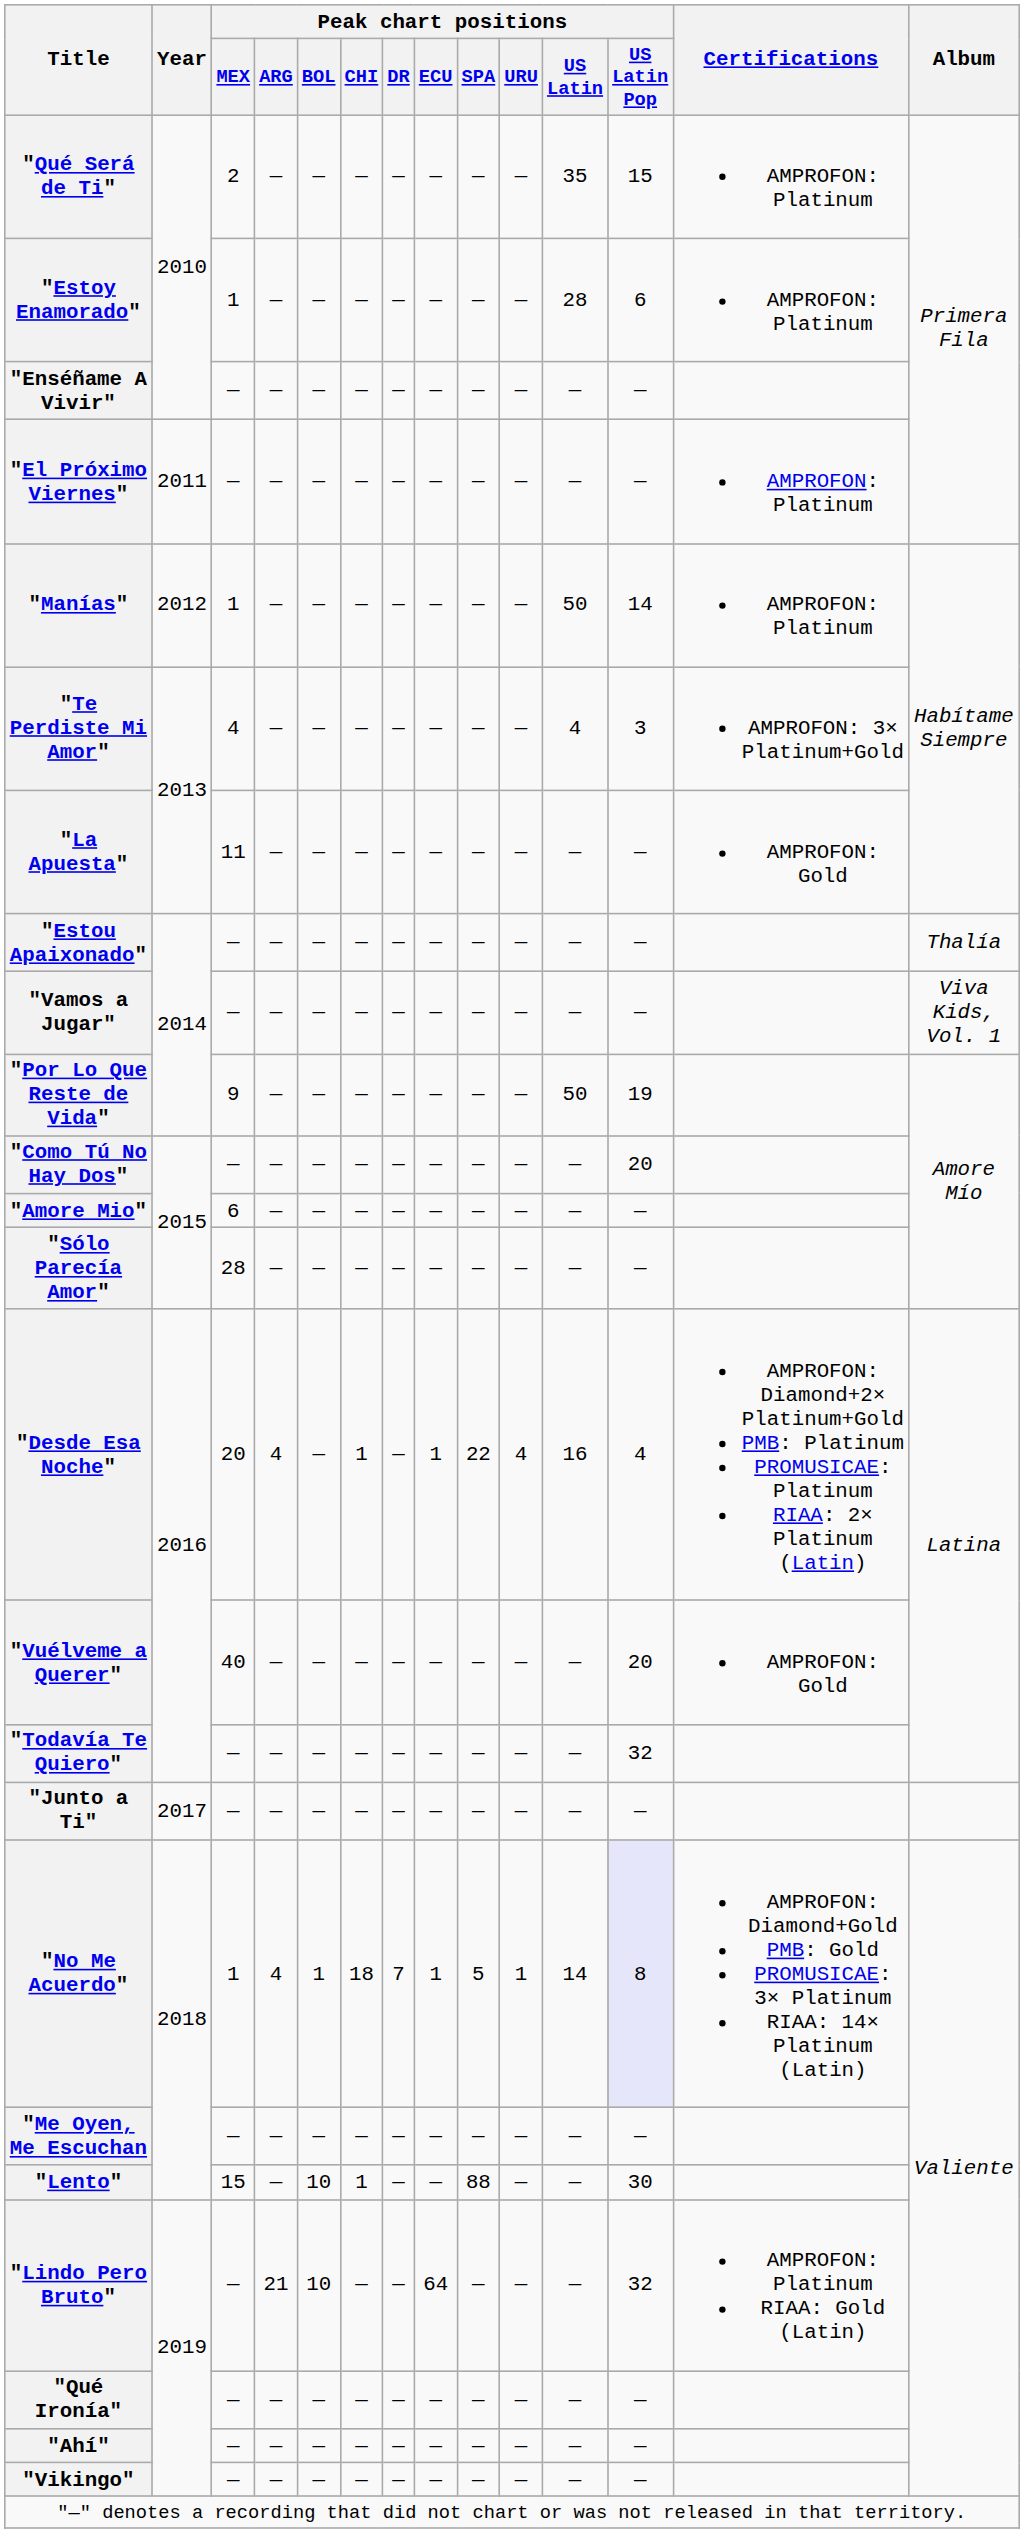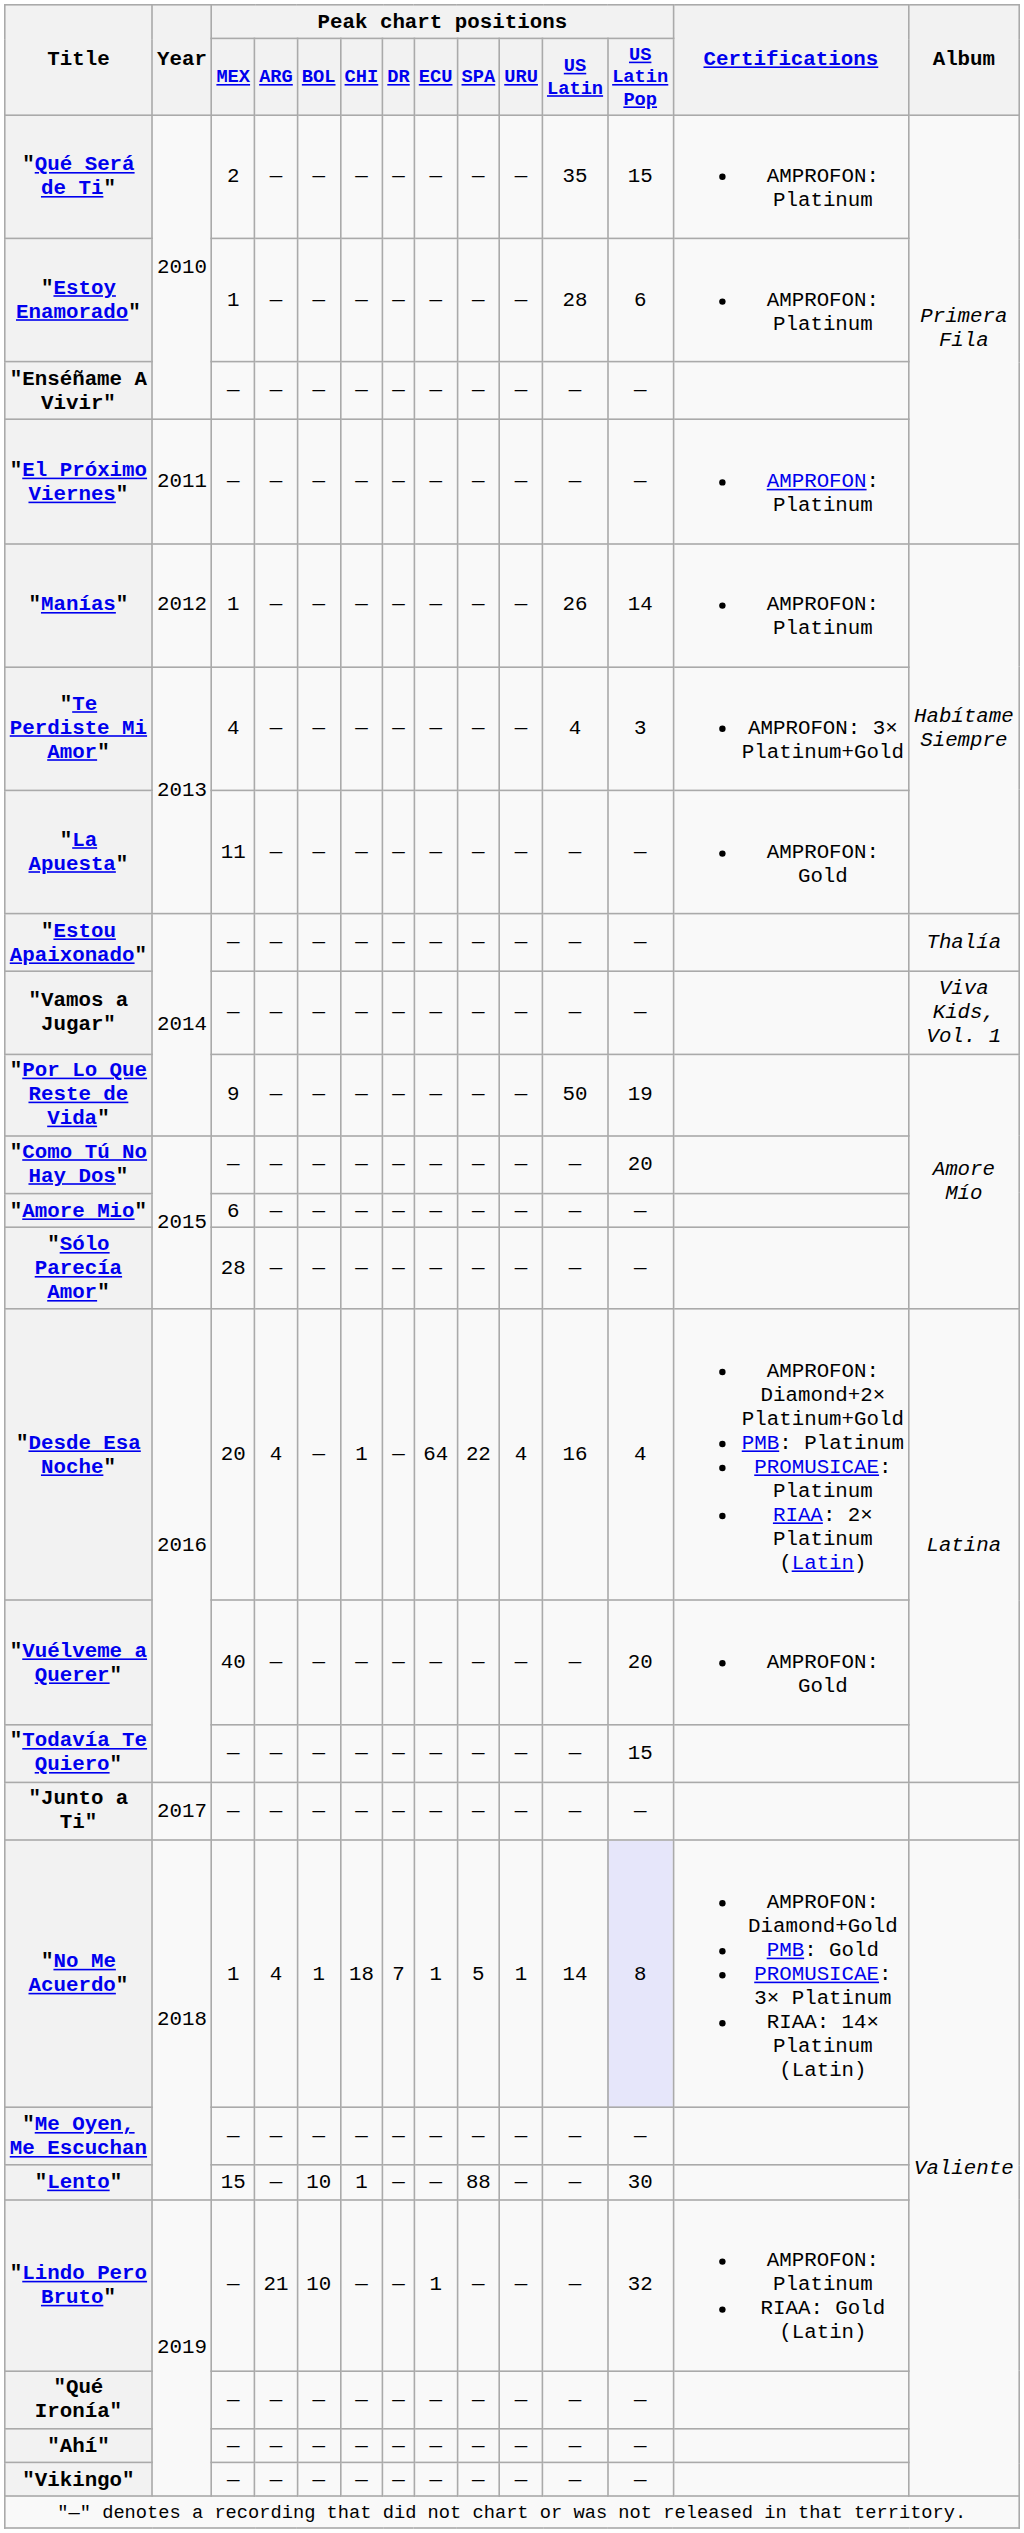(575, 605) 50 -> (575, 605) 26
(436, 1455) 1 -> (436, 1455) 64
(640, 1753) 32 -> (640, 1753) 15
(436, 2285) 64 -> (436, 2285) 1
